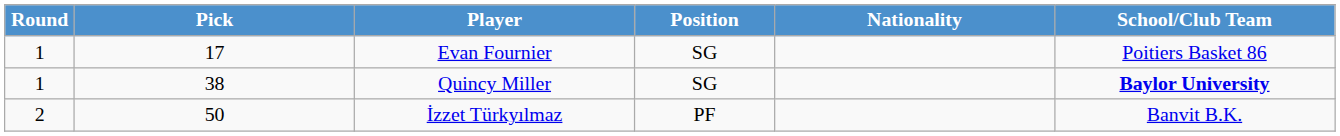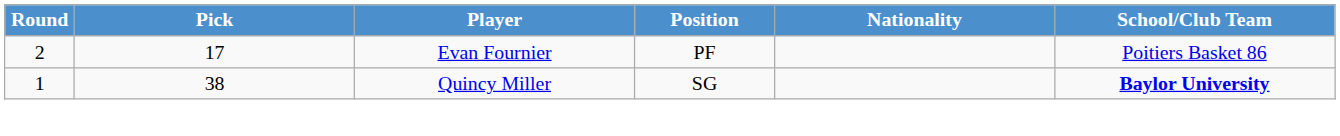(40, 51) 1 -> (40, 51) 2
(705, 51) SG -> (705, 51) PF
- row: (495, 114)
